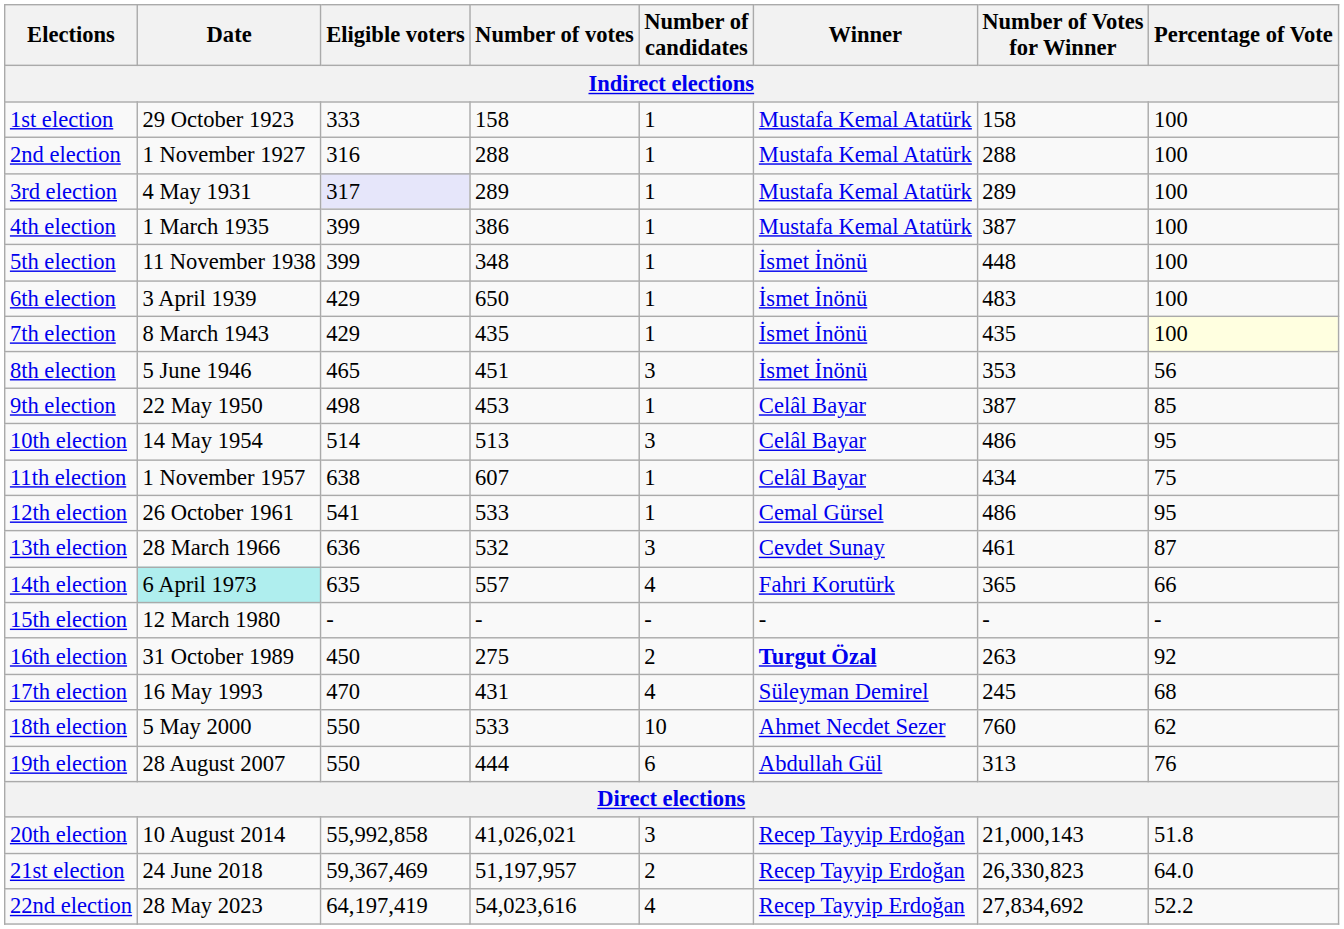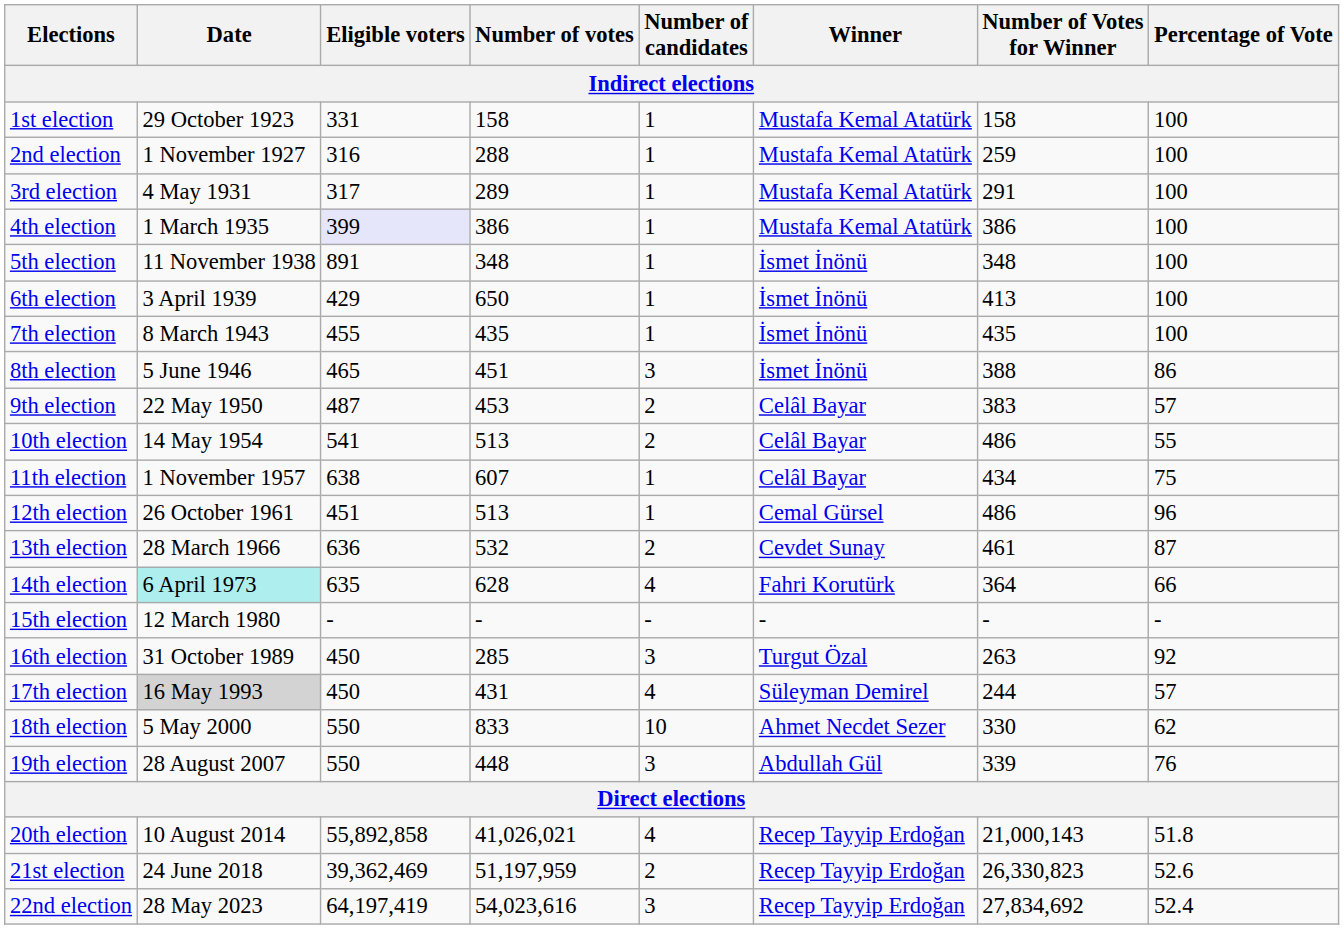(343, 119) 333 -> (343, 119) 331
(999, 155) 288 -> (999, 155) 259
(343, 190) lavender background -> (343, 190) no background
(999, 190) 289 -> (999, 190) 291
(343, 226) no background -> (343, 226) lavender background
(999, 226) 387 -> (999, 226) 386
(343, 262) 399 -> (343, 262) 891
(999, 262) 448 -> (999, 262) 348
(999, 298) 483 -> (999, 298) 413
(343, 333) 429 -> (343, 333) 455
(1171, 333) lightyellow background -> (1171, 333) no background
(999, 369) 353 -> (999, 369) 388
(1165, 369) 56 -> (1165, 369) 86
(343, 405) 498 -> (343, 405) 487
(650, 405) 1 -> (650, 405) 2
(999, 405) 387 -> (999, 405) 383
(1165, 405) 85 -> (1165, 405) 57
(343, 441) 514 -> (343, 441) 541
(650, 441) 3 -> (650, 441) 2
(1165, 441) 95 -> (1165, 441) 55
(343, 512) 541 -> (343, 512) 451
(492, 512) 533 -> (492, 512) 513
(1165, 512) 95 -> (1165, 512) 96
(650, 548) 3 -> (650, 548) 2
(492, 584) 557 -> (492, 584) 628
(999, 584) 365 -> (999, 584) 364
(492, 656) 275 -> (492, 656) 285
(650, 656) 2 -> (650, 656) 3
(818, 656) bold -> (813, 656) normal
(203, 691) no background -> (203, 691) lightgrey background
(343, 691) 470 -> (343, 691) 450
(999, 691) 245 -> (999, 691) 244
(1165, 691) 68 -> (1165, 691) 57
(492, 727) 533 -> (492, 727) 833
(999, 727) 760 -> (999, 727) 330
(492, 763) 444 -> (492, 763) 448
(650, 763) 6 -> (650, 763) 3
(999, 763) 313 -> (999, 763) 339
(377, 834) 55,992,858 -> (377, 834) 55,892,858
(650, 834) 3 -> (650, 834) 4
(377, 870) 59,367,469 -> (377, 870) 39,362,469
(526, 870) 51,197,957 -> (526, 870) 51,197,959
(1174, 870) 64.0 -> (1174, 870) 52.6
(650, 906) 4 -> (650, 906) 3
(1174, 906) 52.2 -> (1174, 906) 52.4
